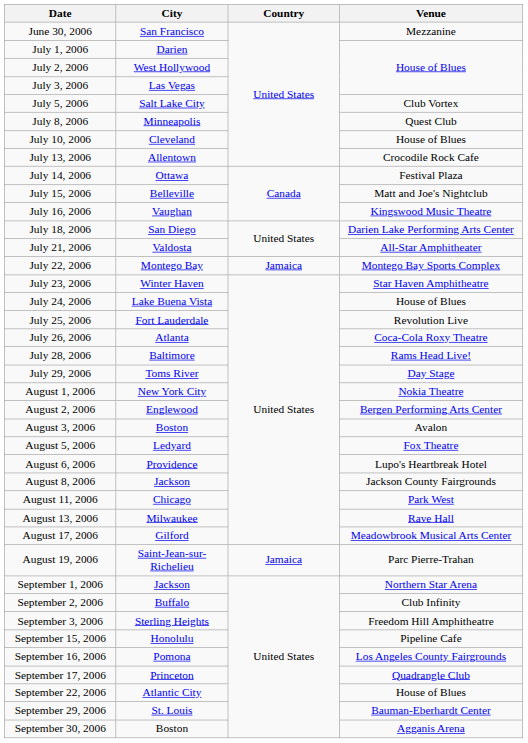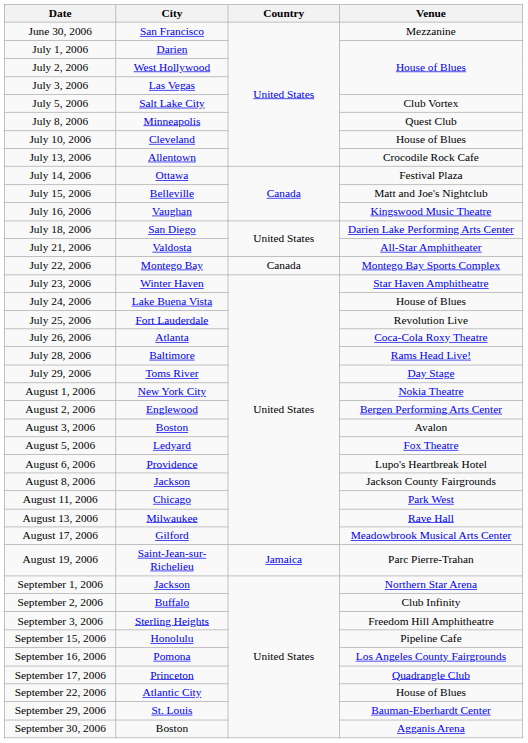(284, 265) Jamaica -> (284, 265) Canada
